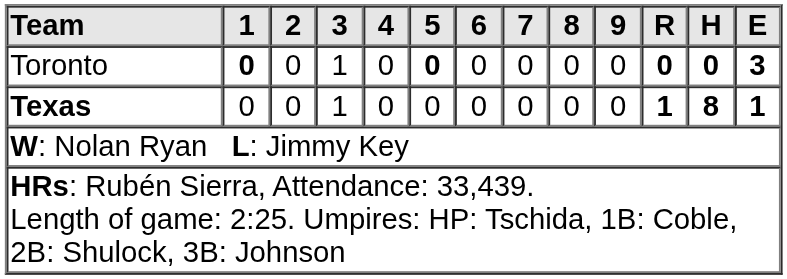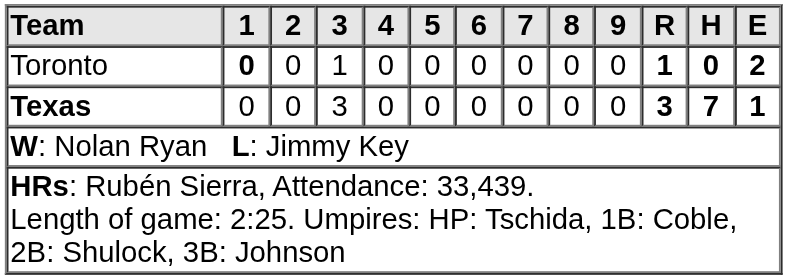(432, 65) bold -> (432, 65) normal
(665, 65) 0 -> (665, 65) 1
(757, 65) 3 -> (757, 65) 2
(340, 106) 1 -> (340, 106) 3
(665, 106) 1 -> (665, 106) 3
(711, 106) 8 -> (711, 106) 7
